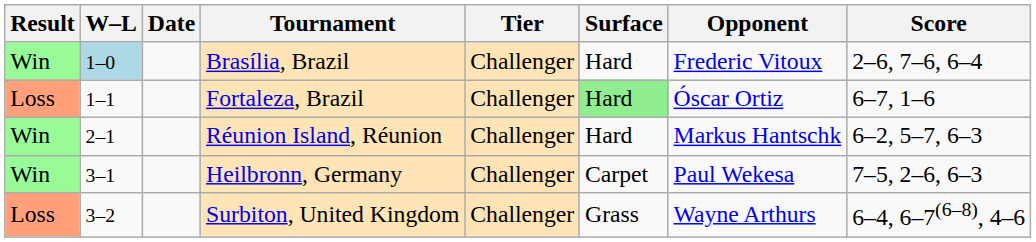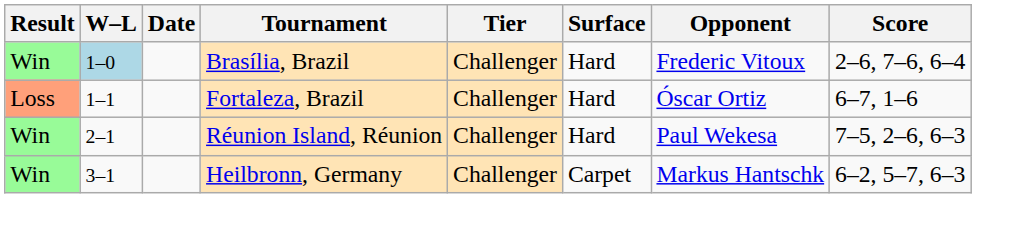(609, 98) lightgreen background -> (592, 98) no background
(757, 135) Markus Hantschk -> (717, 135) Paul Wekesa
(917, 135) 6–2, 5–7, 6–3 -> (900, 135) 7–5, 2–6, 6–3
(734, 173) Paul Wekesa -> (740, 173) Markus Hantschk
(917, 173) 7–5, 2–6, 6–3 -> (900, 173) 6–2, 5–7, 6–3
- row: (333, 214)
